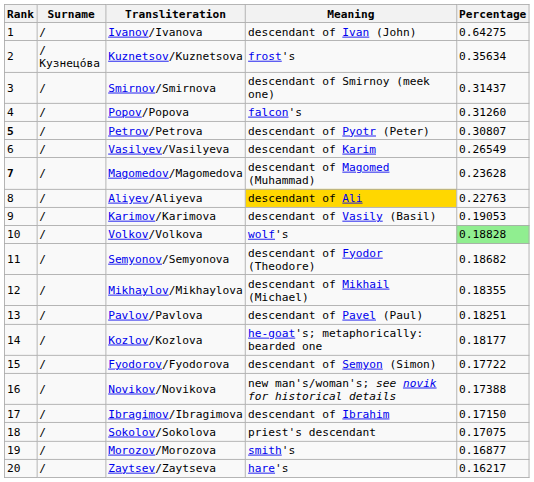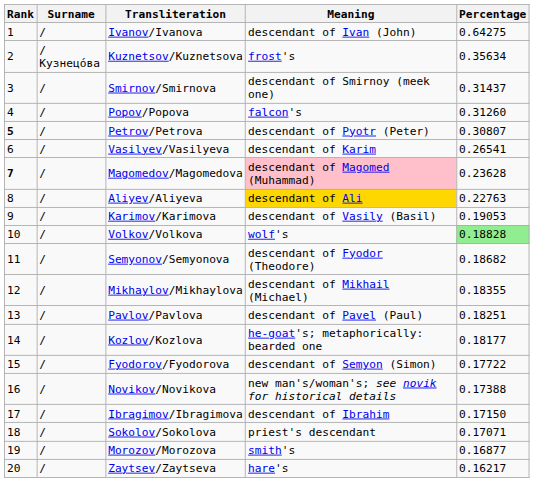(483, 149) 0.26549 -> (483, 149) 0.26541
(319, 173) no background -> (319, 173) pink background
(483, 432) 0.17075 -> (483, 432) 0.17071
